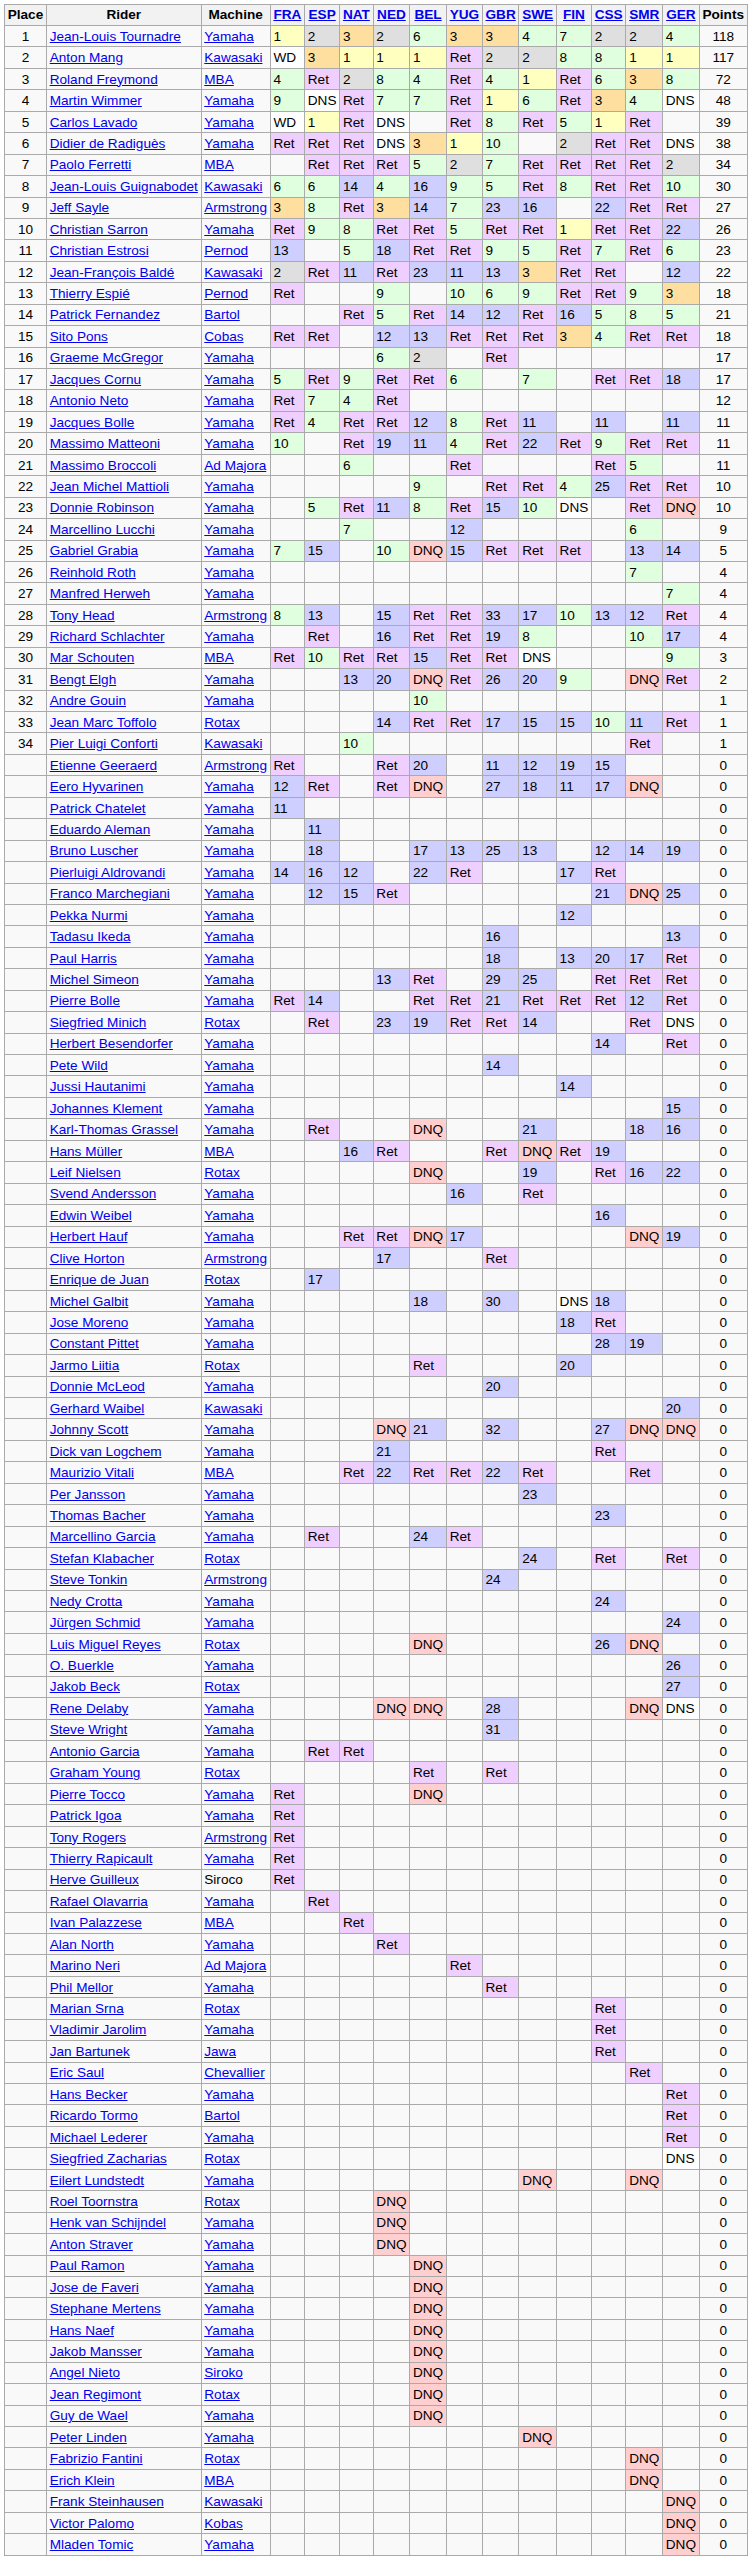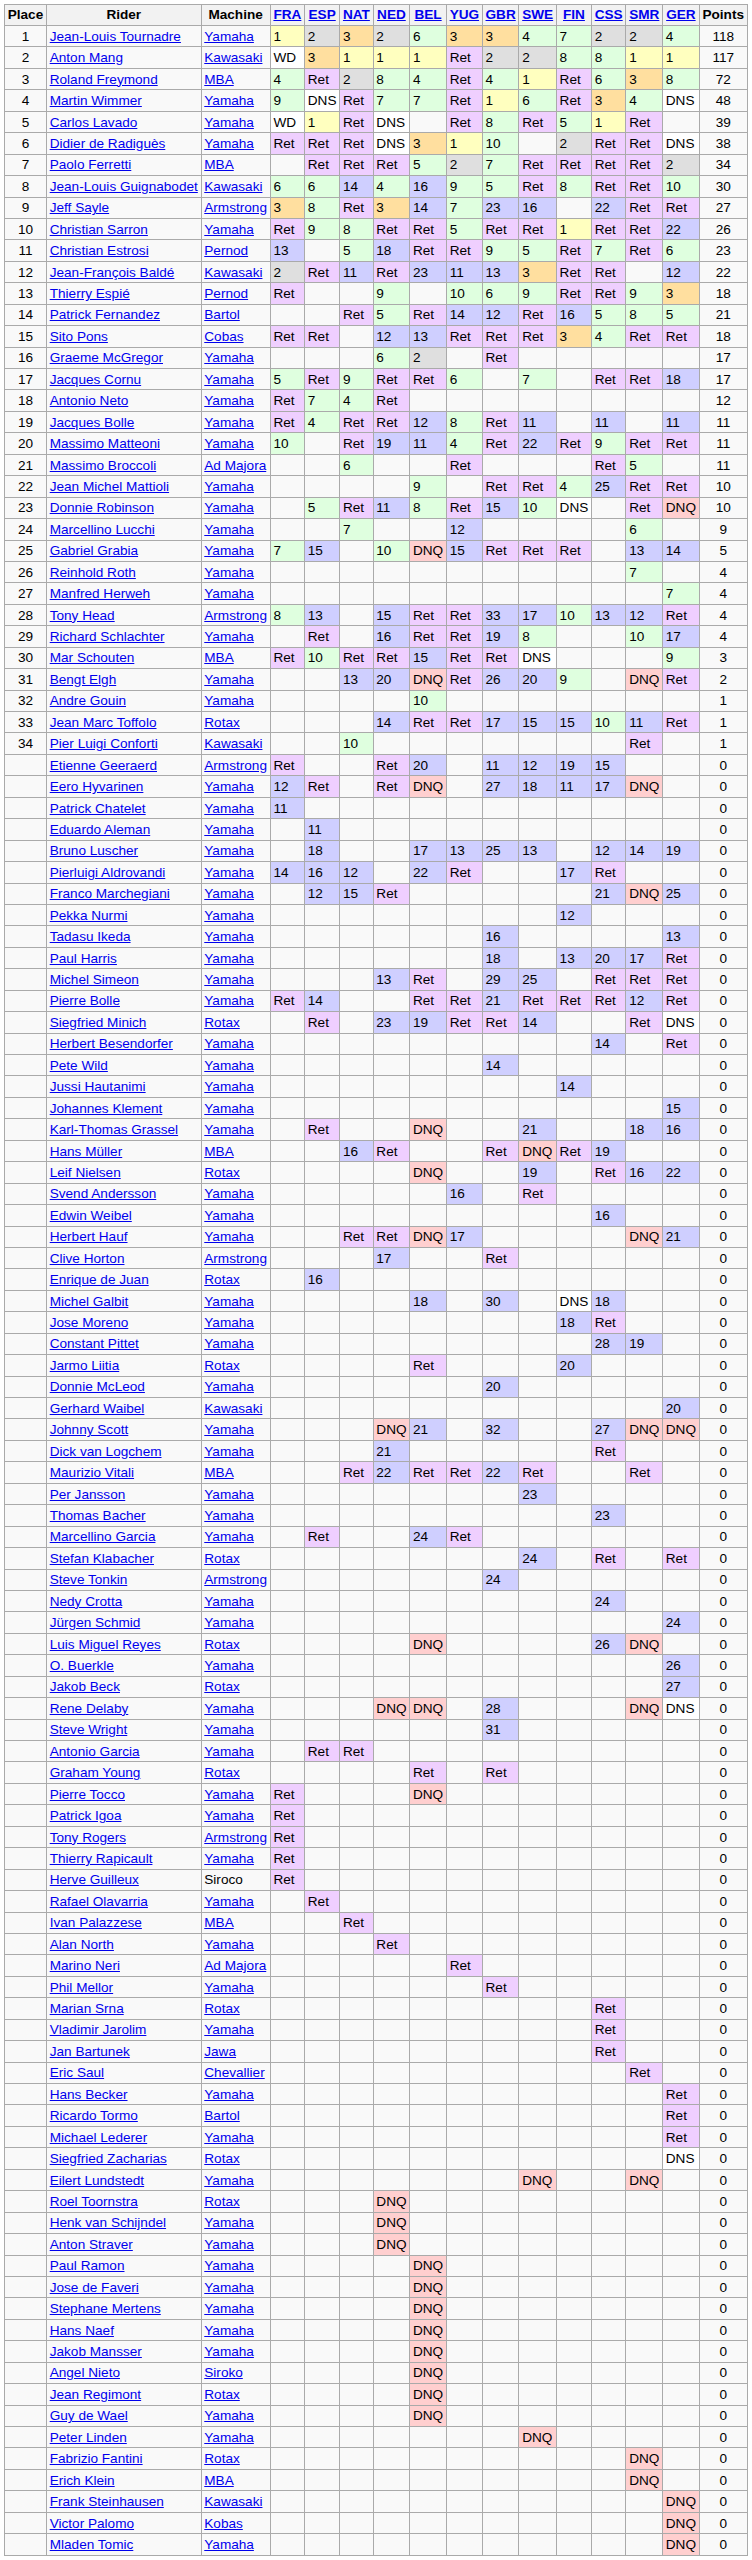(673, 1237) 19 -> (673, 1237) 21
(315, 1280) 17 -> (315, 1280) 16
